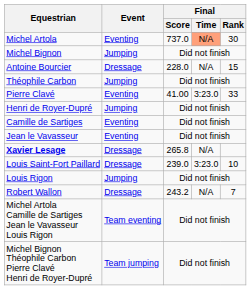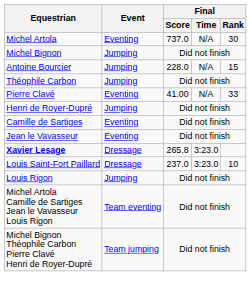(206, 39) lightsalmon background -> (206, 39) no background
(123, 67) Dressage -> (121, 67) Jumping
(206, 95) 3:23.0 -> (206, 95) N/A
(206, 150) N/A -> (206, 150) 3:23.0
(178, 164) 239.0 -> (178, 164) 237.0
- row: (34, 192)
